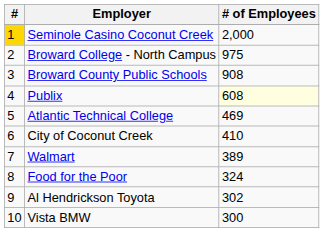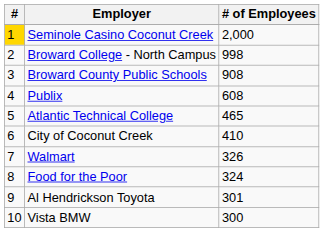(233, 55) 975 -> (233, 55) 998
(233, 95) lightyellow background -> (233, 95) no background
(233, 116) 469 -> (233, 116) 465
(233, 156) 389 -> (233, 156) 326
(233, 197) 302 -> (233, 197) 301
